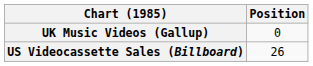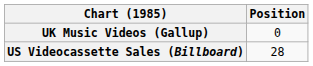(277, 52) 26 -> (277, 52) 28
